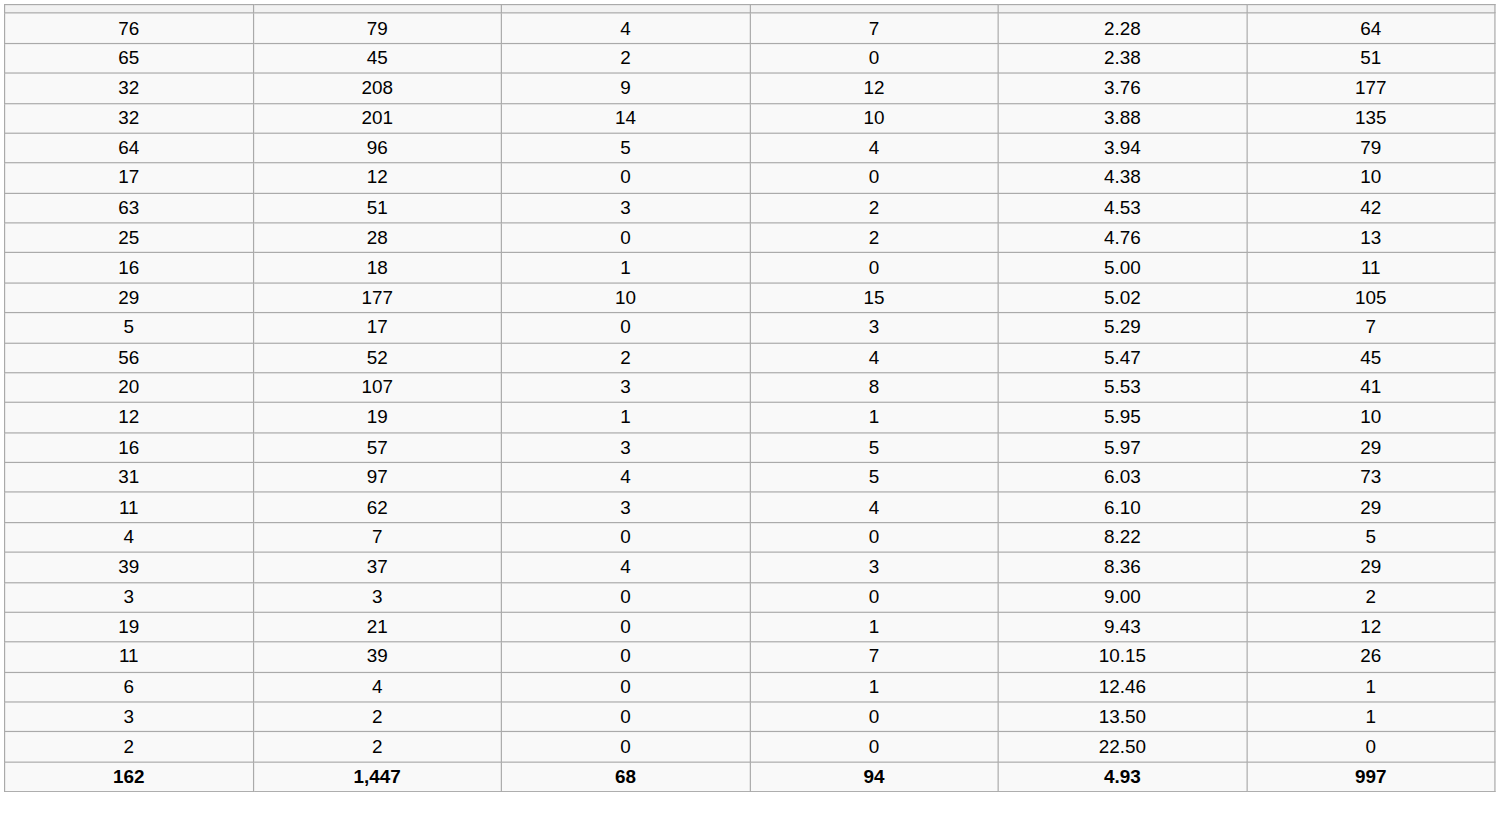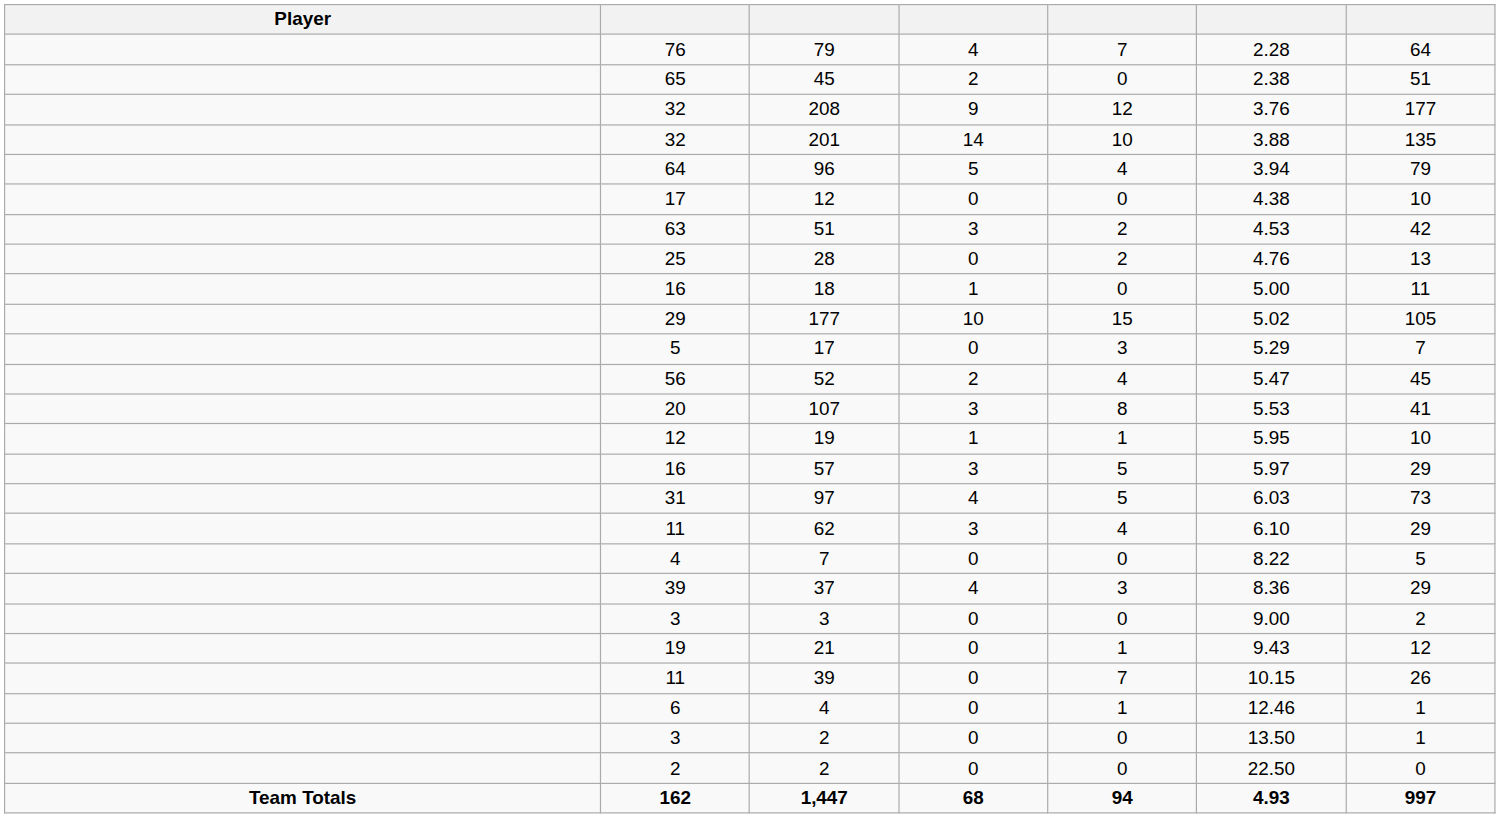+ column: (303, 19)
